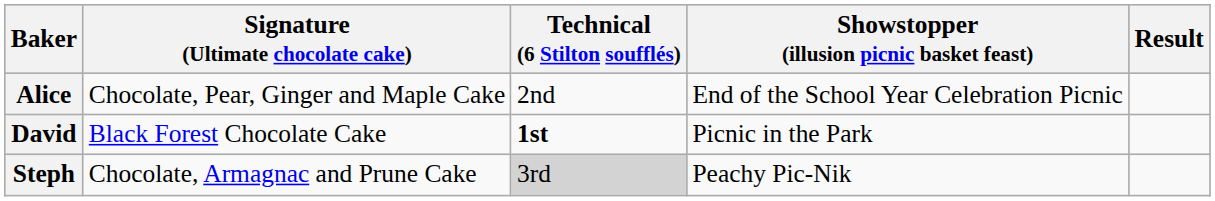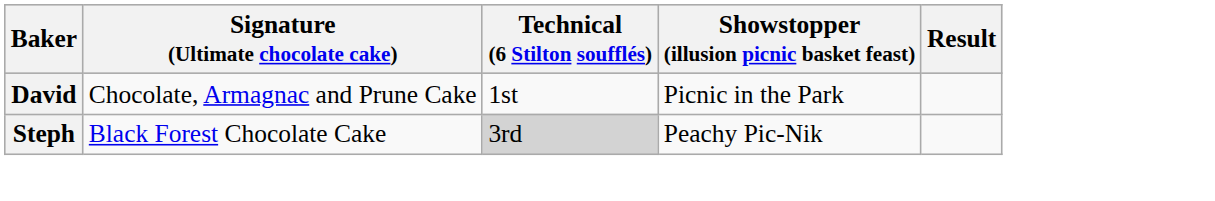- row: (44, 93)
(238, 133) Black Forest Chocolate Cake -> (283, 93) Chocolate, Armagnac and Prune Cake
(533, 133) bold -> (503, 93) normal
(283, 174) Chocolate, Armagnac and Prune Cake -> (238, 133) Black Forest Chocolate Cake
